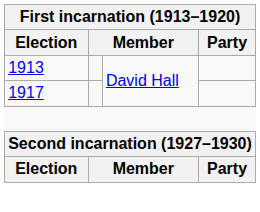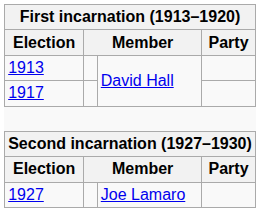+ row: (26, 194)
